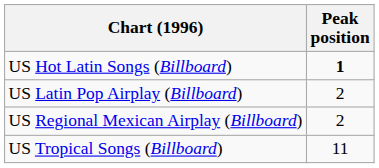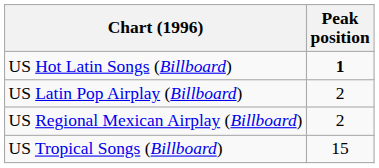(340, 148) 11 -> (340, 148) 15
